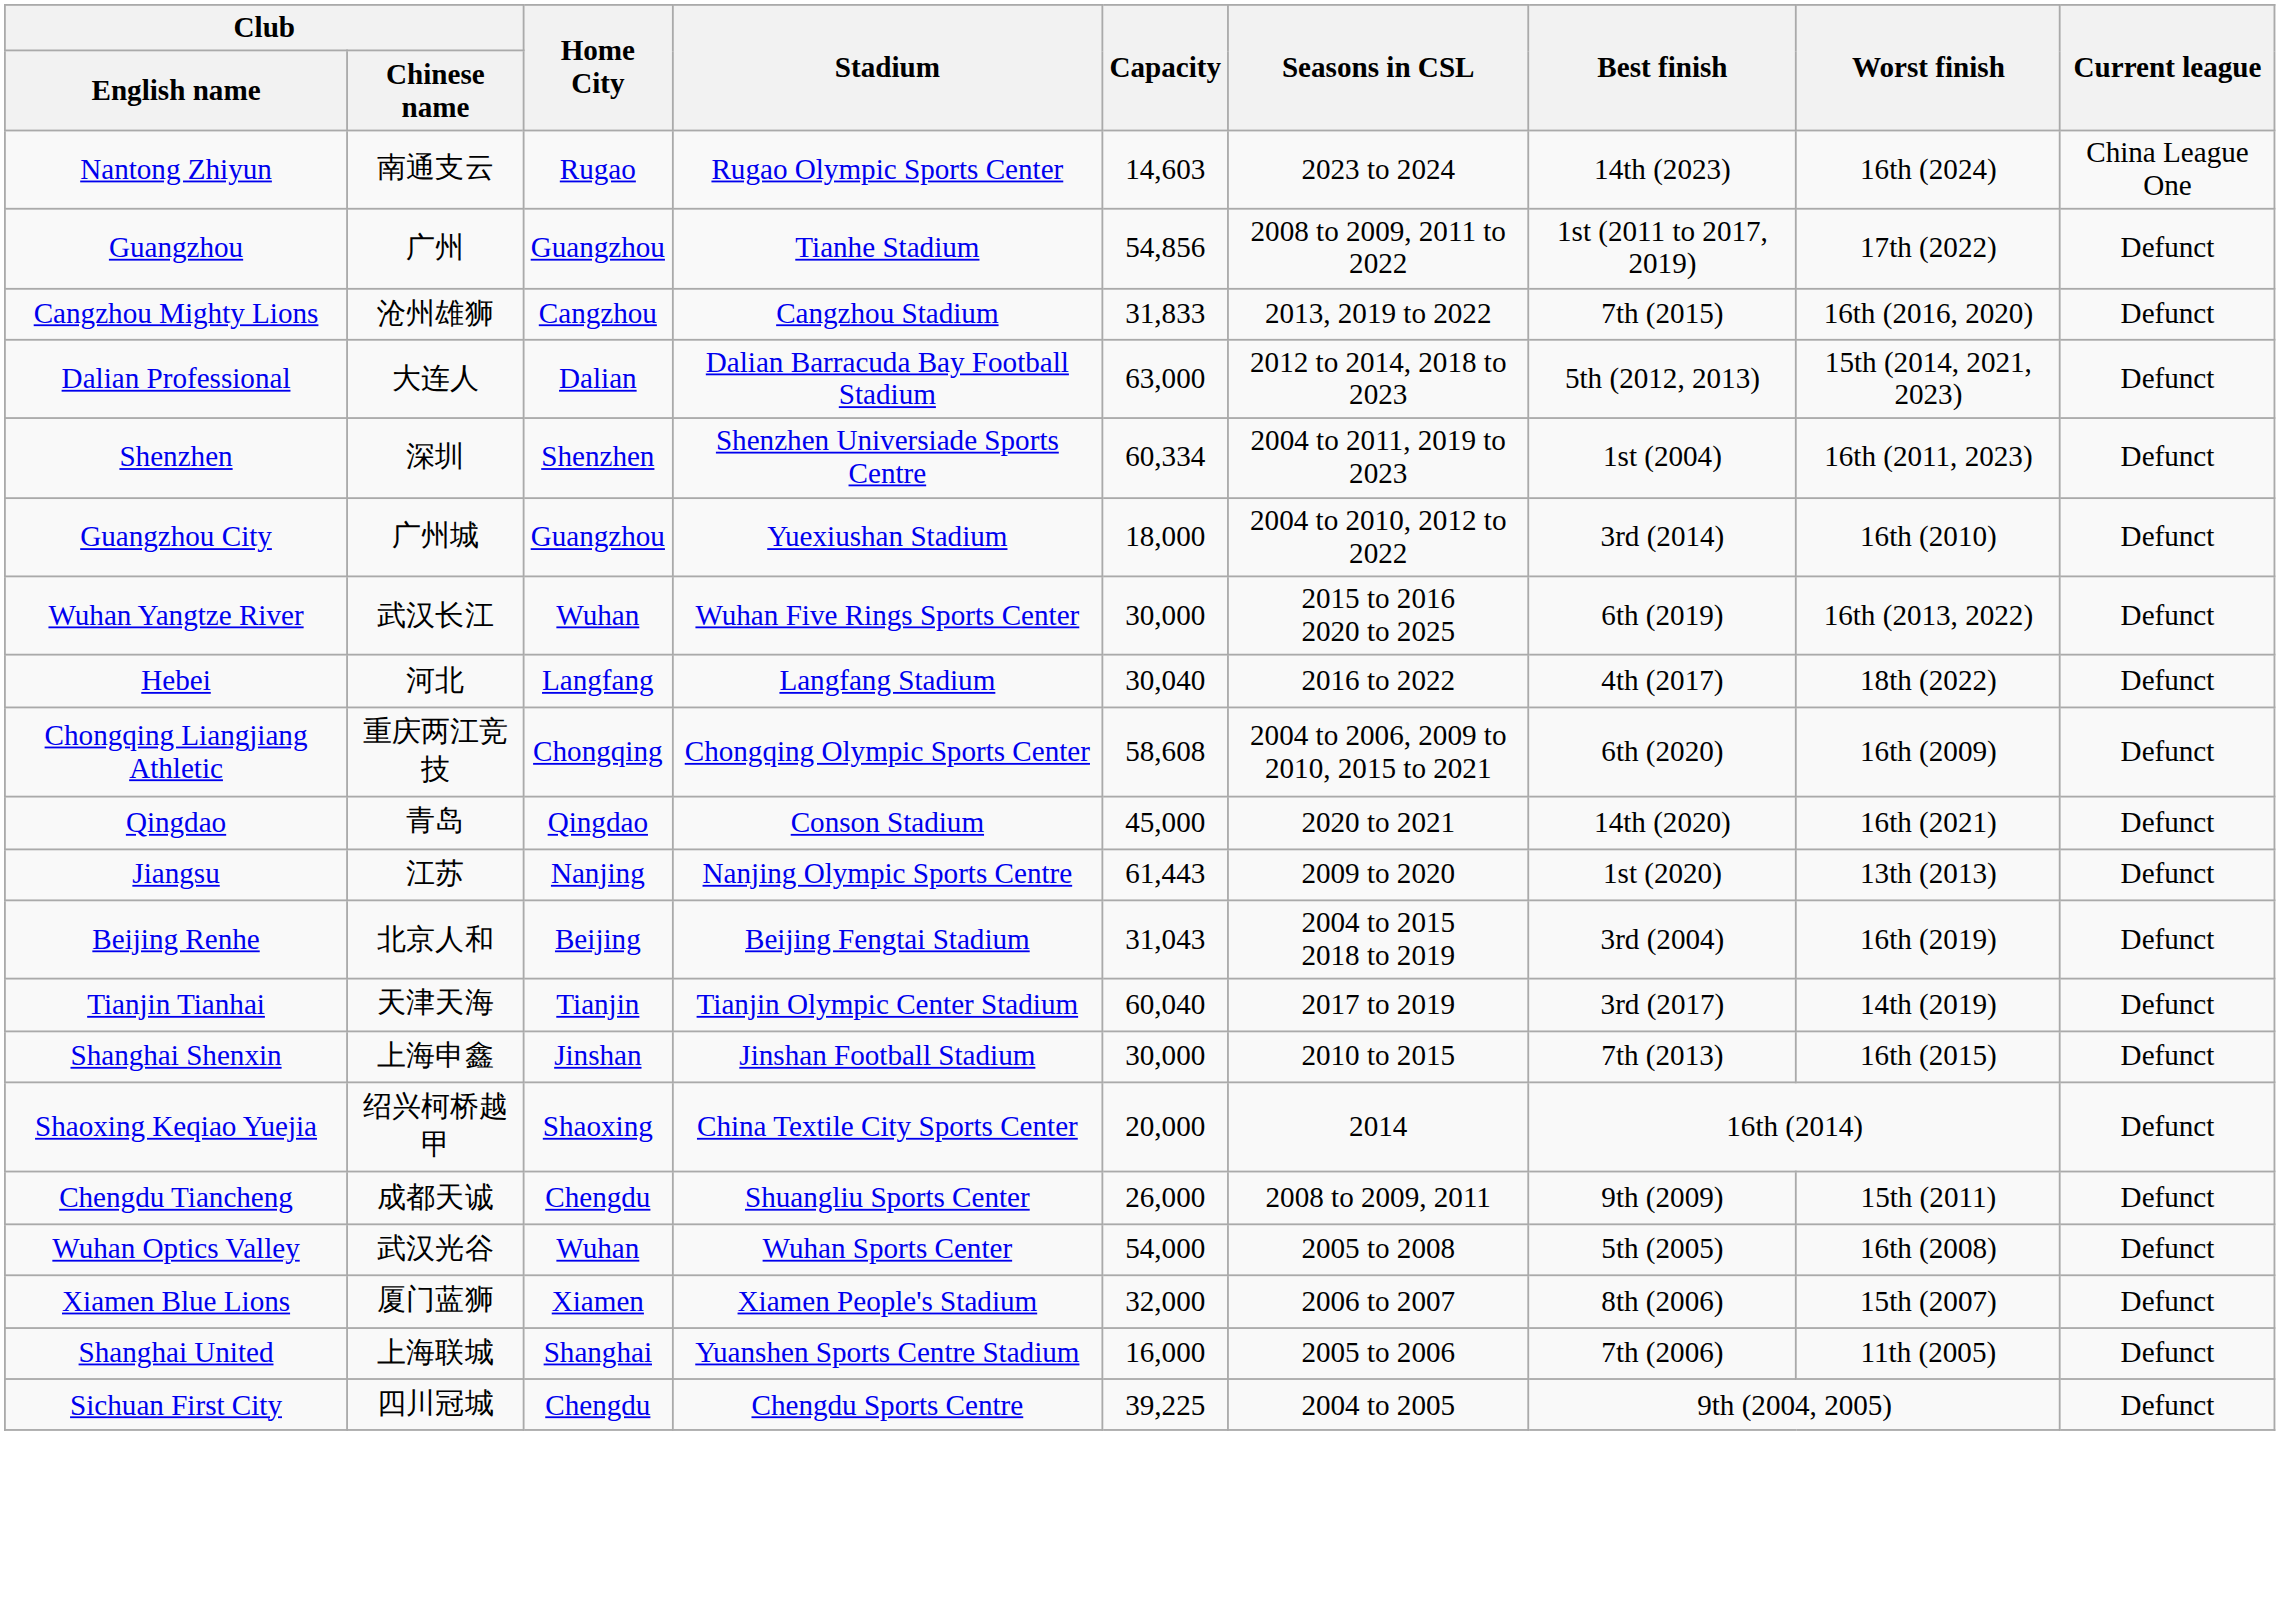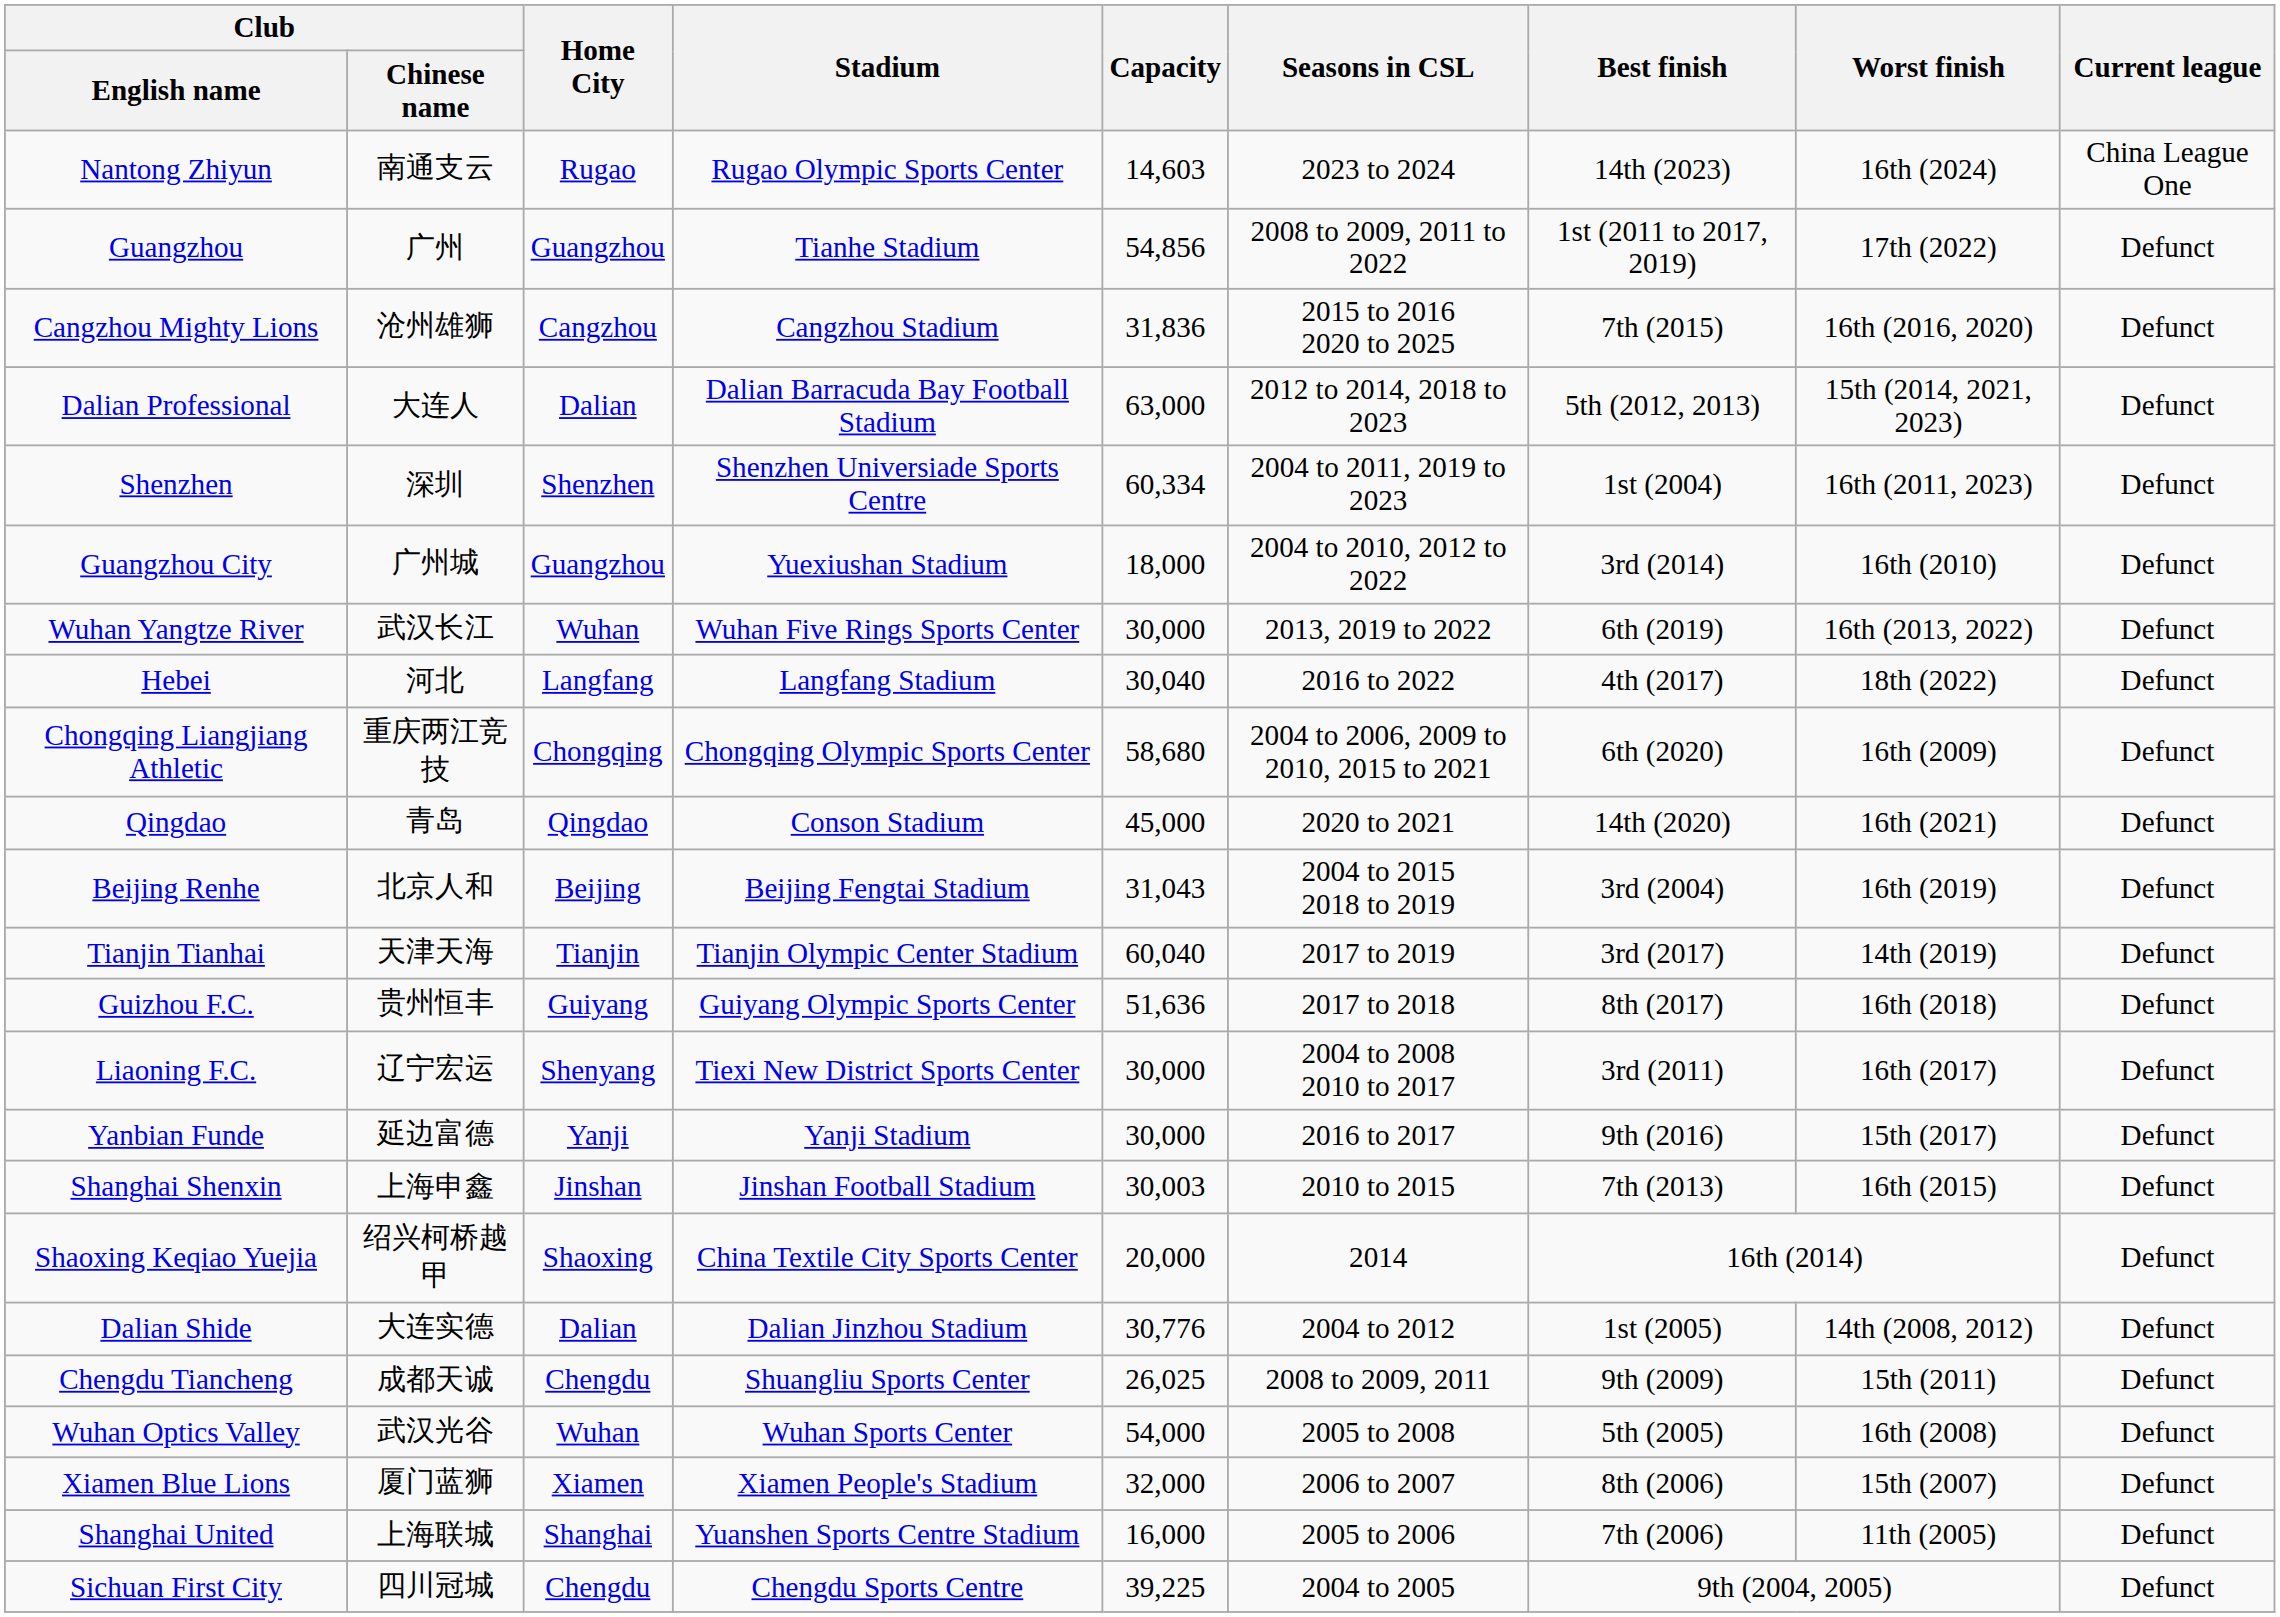(1165, 313) 31,833 -> (1165, 326) 31,836
(1378, 313) 2013, 2019 to 2022 -> (1378, 326) 2015 to 2016 2020 to 2025
(1378, 615) 2015 to 2016 2020 to 2025 -> (1378, 629) 2013, 2019 to 2022
(1165, 751) 58,608 -> (1165, 751) 58,680
- row: (176, 873)
+ row: (176, 1004)
+ row: (176, 1069)
+ row: (176, 1135)
(1165, 1056) 30,000 -> (1165, 1186) 30,003
+ row: (176, 1328)
(1165, 1197) 26,000 -> (1165, 1379) 26,025
